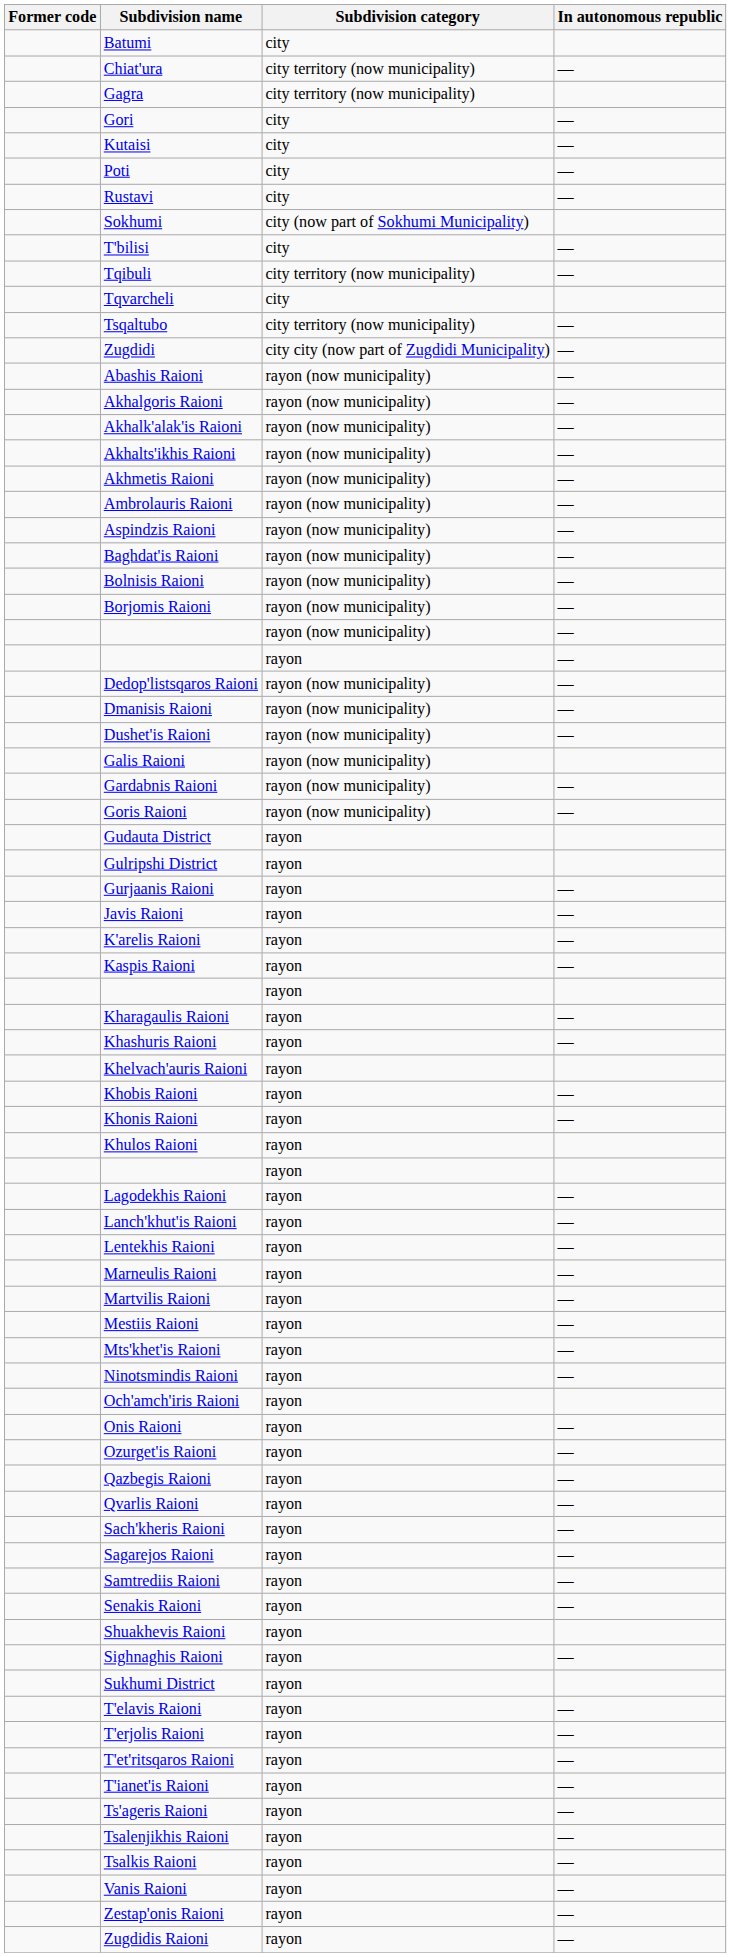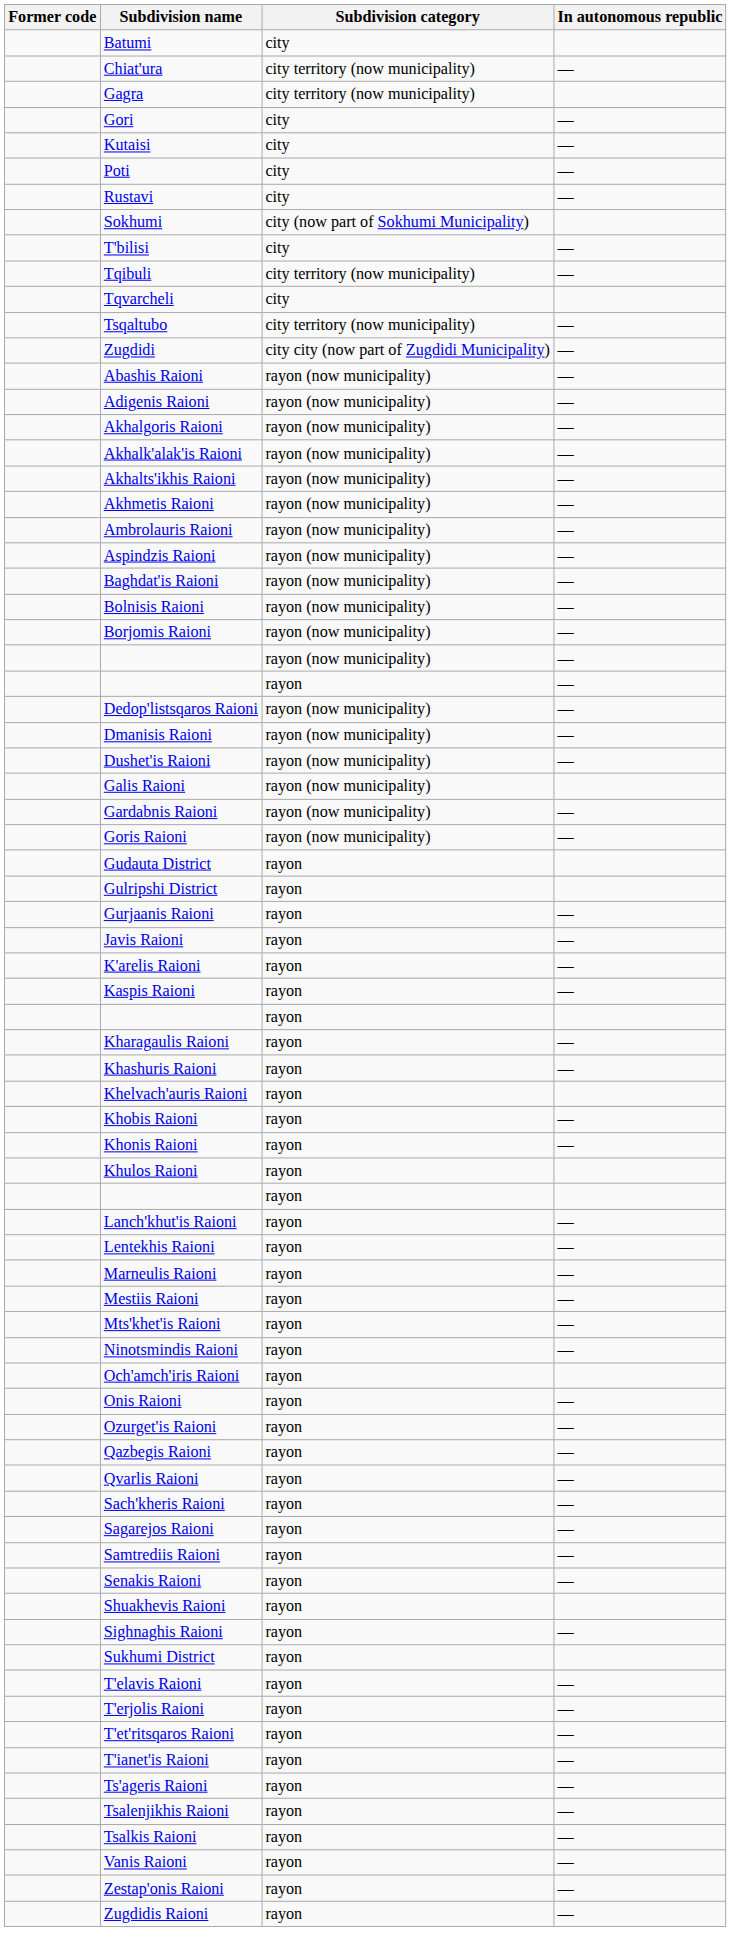+ row: (157, 401)
- row: (165, 1196)
- row: (157, 1298)
